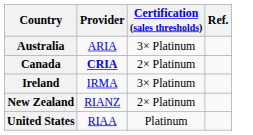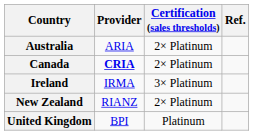(166, 45) 3× Platinum -> (183, 45) 2× Platinum
+ row: (49, 121)
- row: (41, 121)
